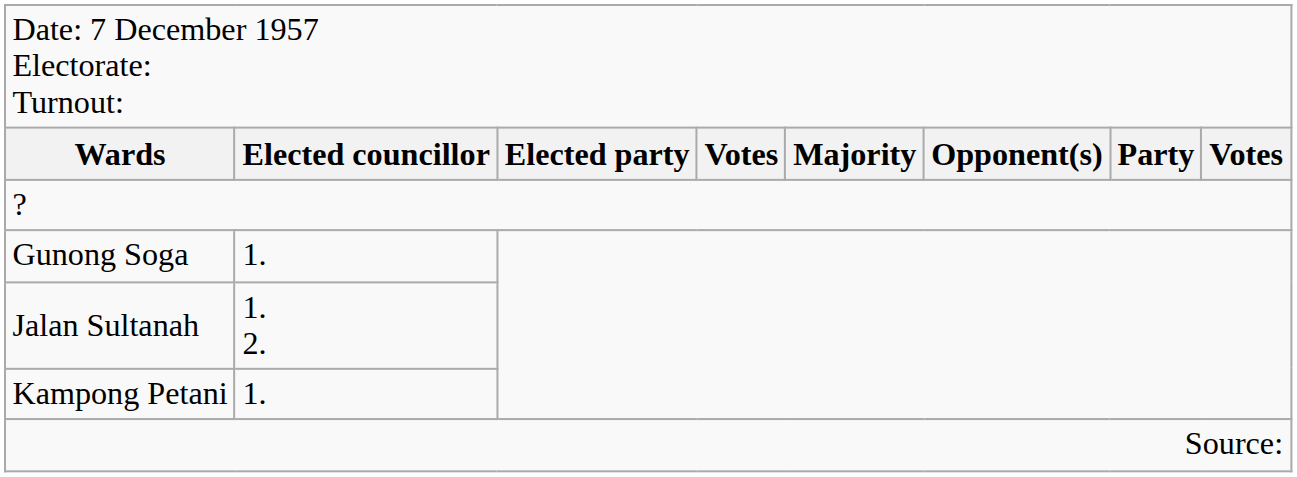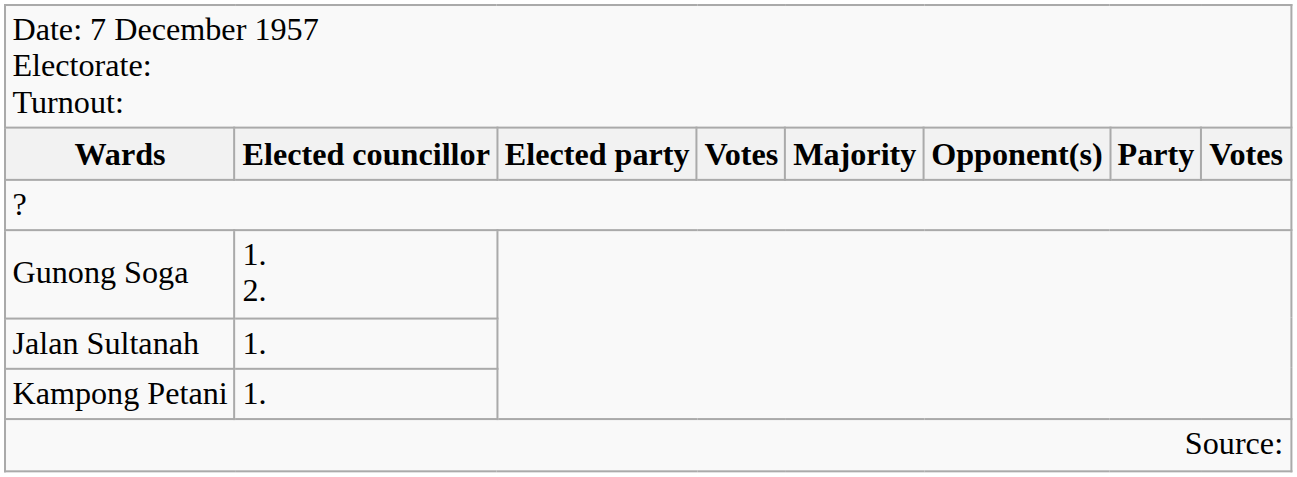(255, 255) 1. -> (255, 273) 1. 2.
(255, 324) 1. 2. -> (255, 342) 1.
